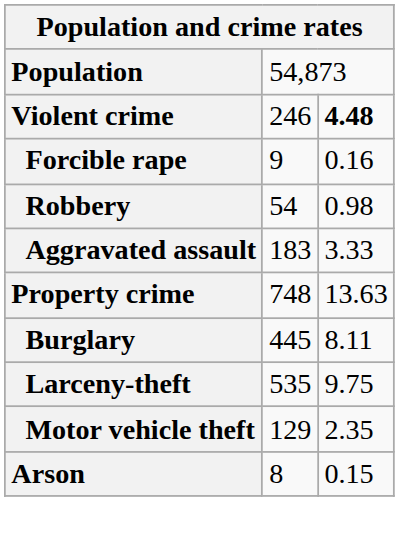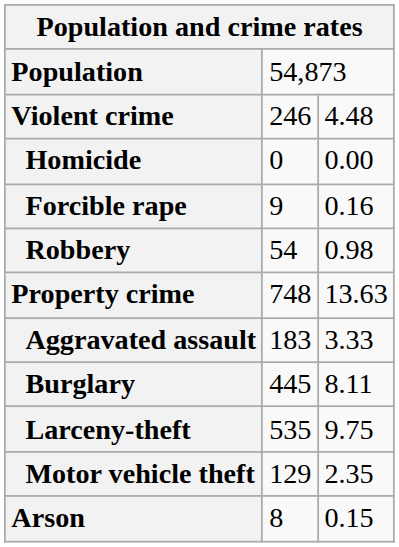(349, 116) bold -> (349, 116) normal
+ row: (76, 160)
rows swapped: (134, 250) <-> (103, 294)
